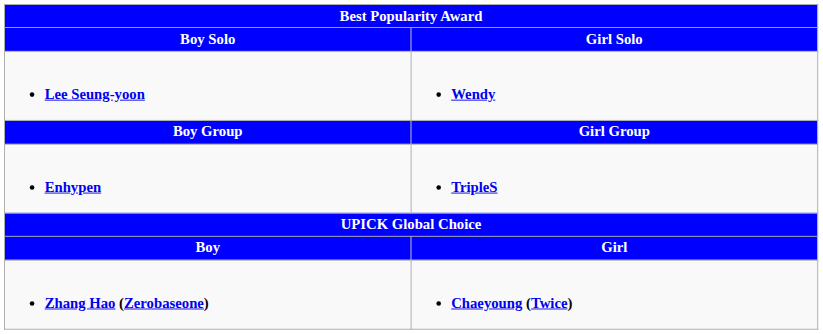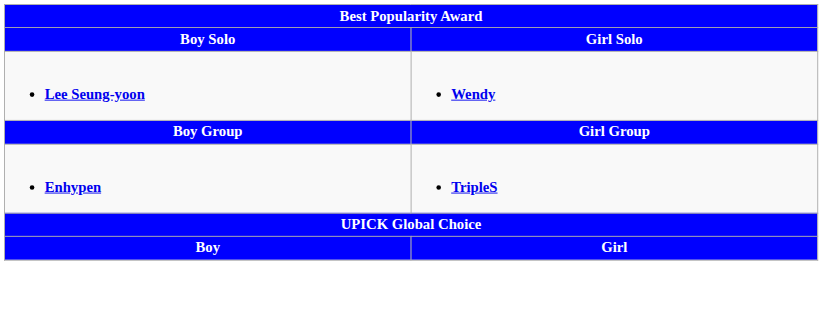- row: (208, 303)
